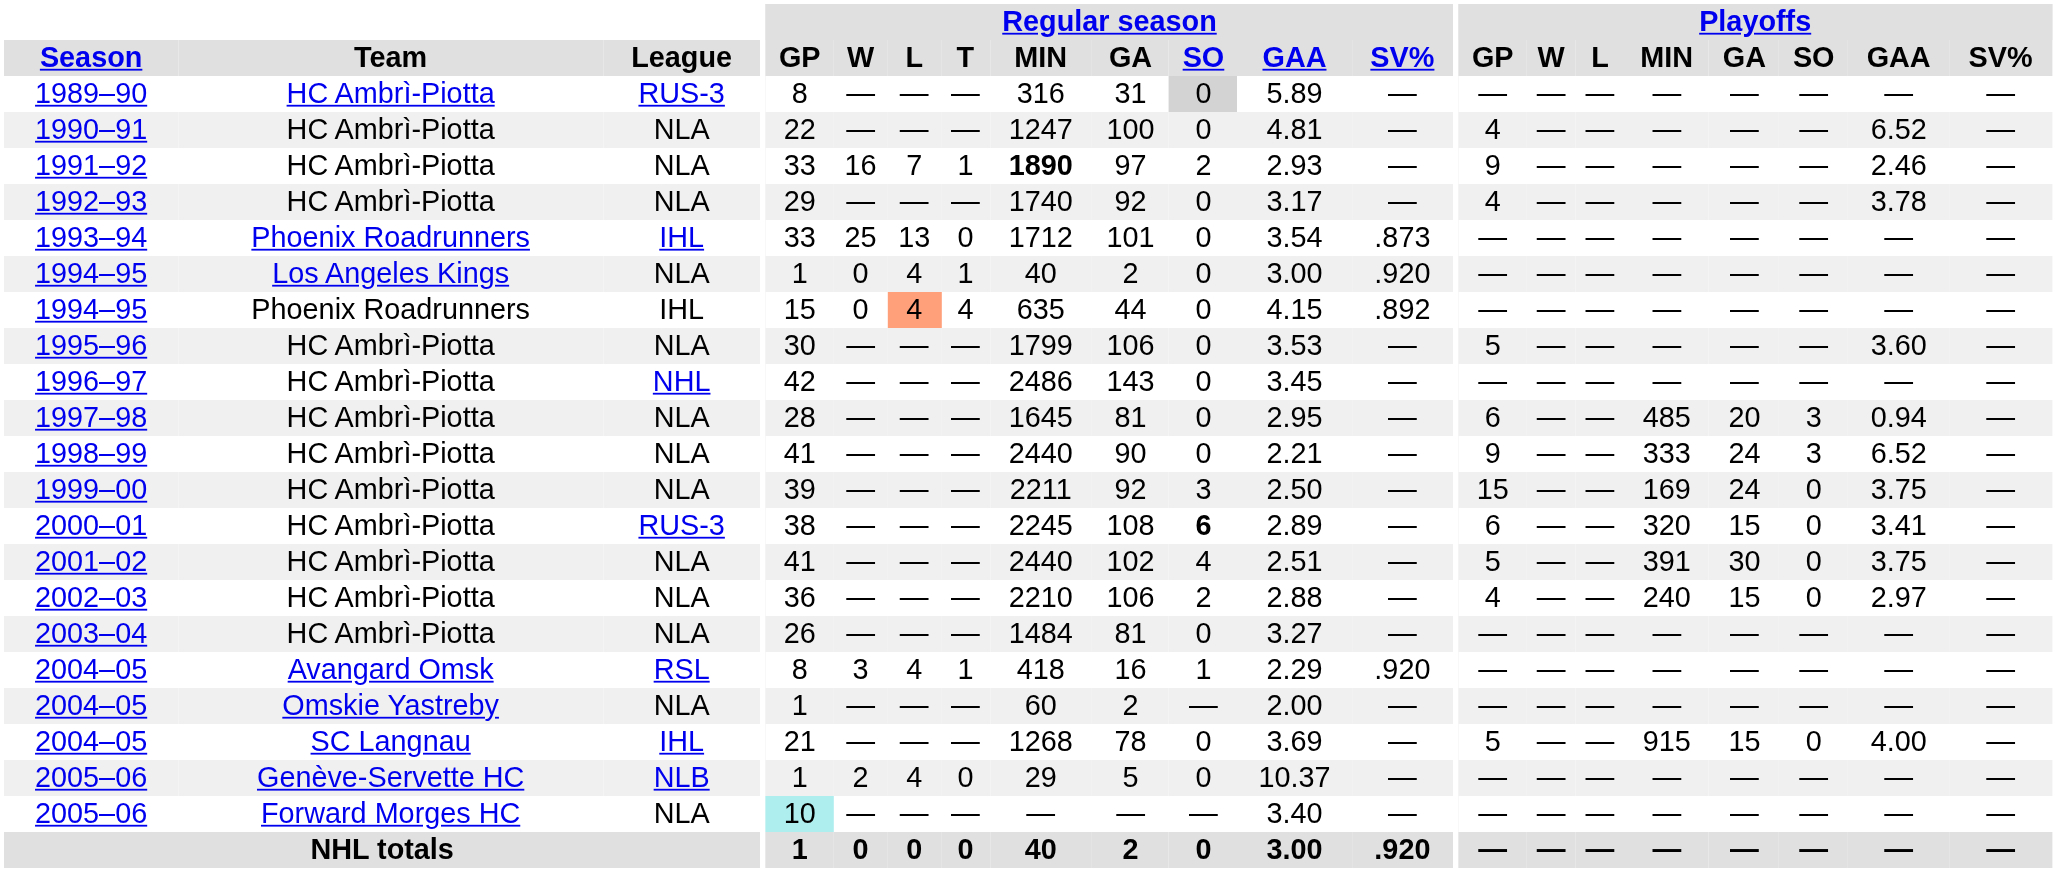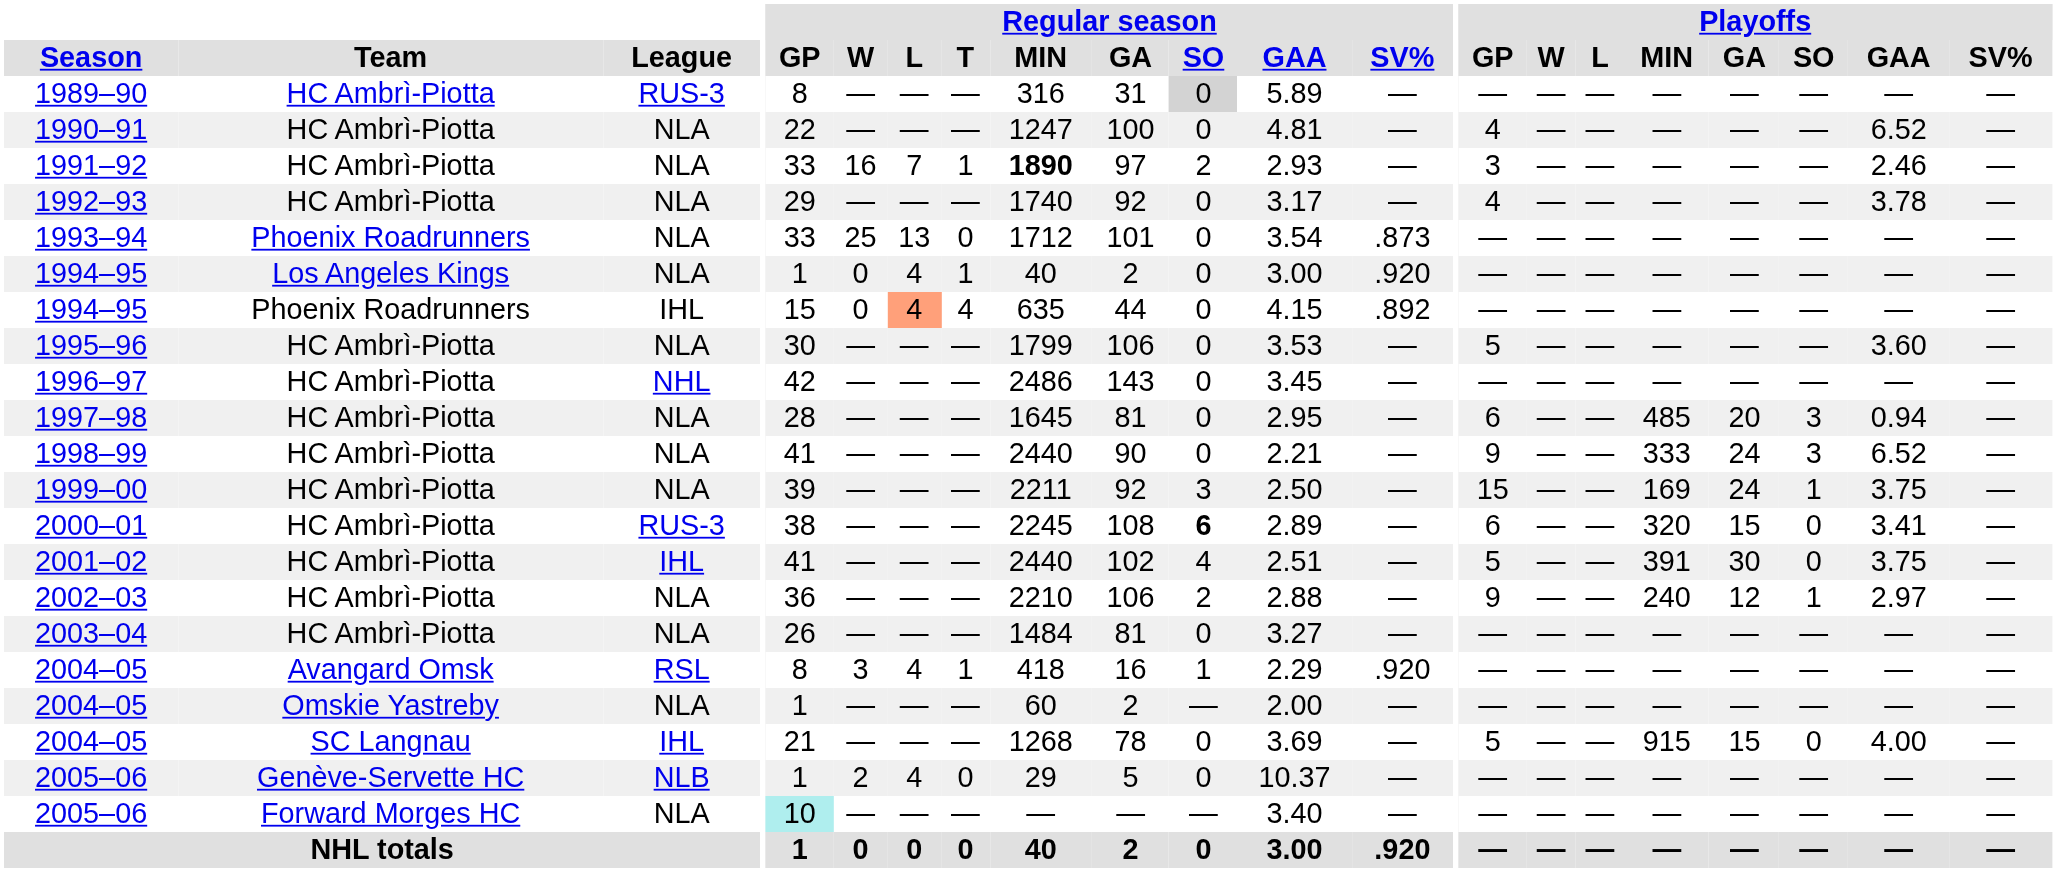(1493, 165) 9 -> (1493, 165) 3
(682, 237) IHL -> (682, 237) NLA
(1814, 489) 0 -> (1814, 489) 1
(682, 561) NLA -> (682, 561) IHL
(1493, 597) 4 -> (1493, 597) 9
(1744, 597) 15 -> (1744, 597) 12
(1814, 597) 0 -> (1814, 597) 1
